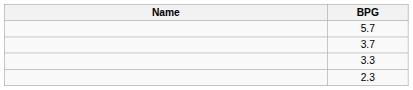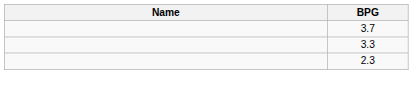- row: (368, 28)
